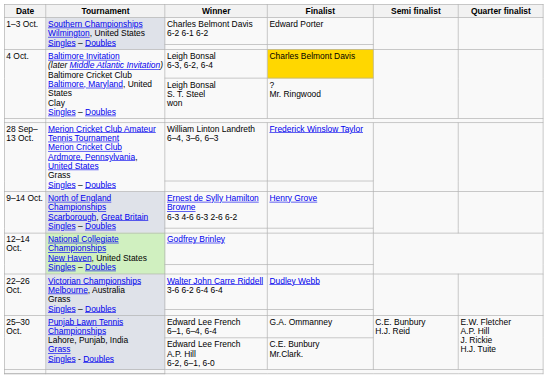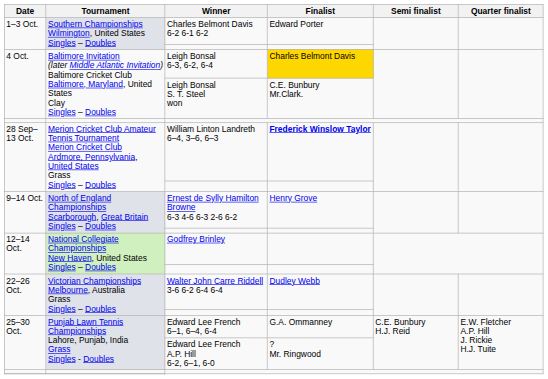(295, 89) ? Mr. Ringwood -> (295, 89) C.E. Bunbury Mr.Clark.
(316, 129) normal -> (320, 129) bold
(295, 349) C.E. Bunbury Mr.Clark. -> (295, 349) ? Mr. Ringwood
